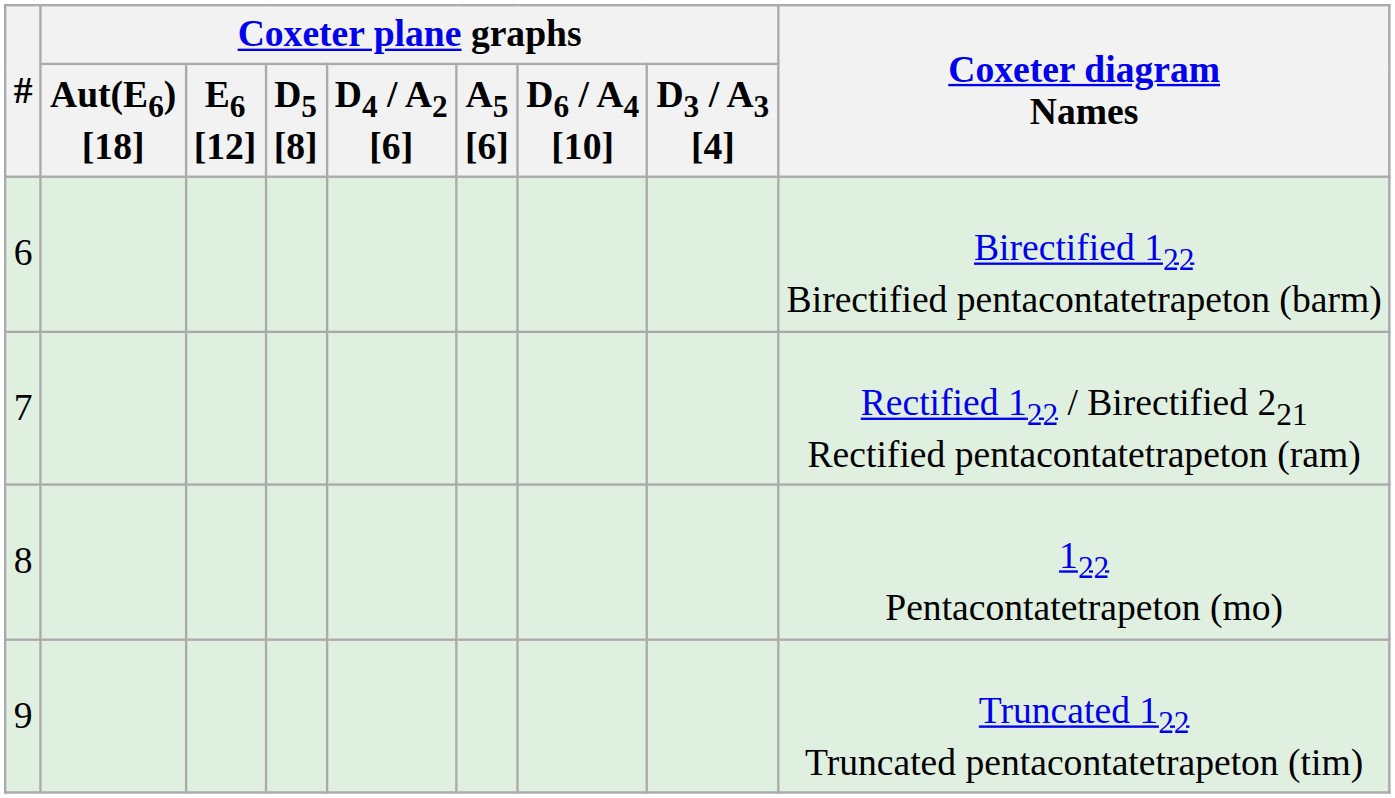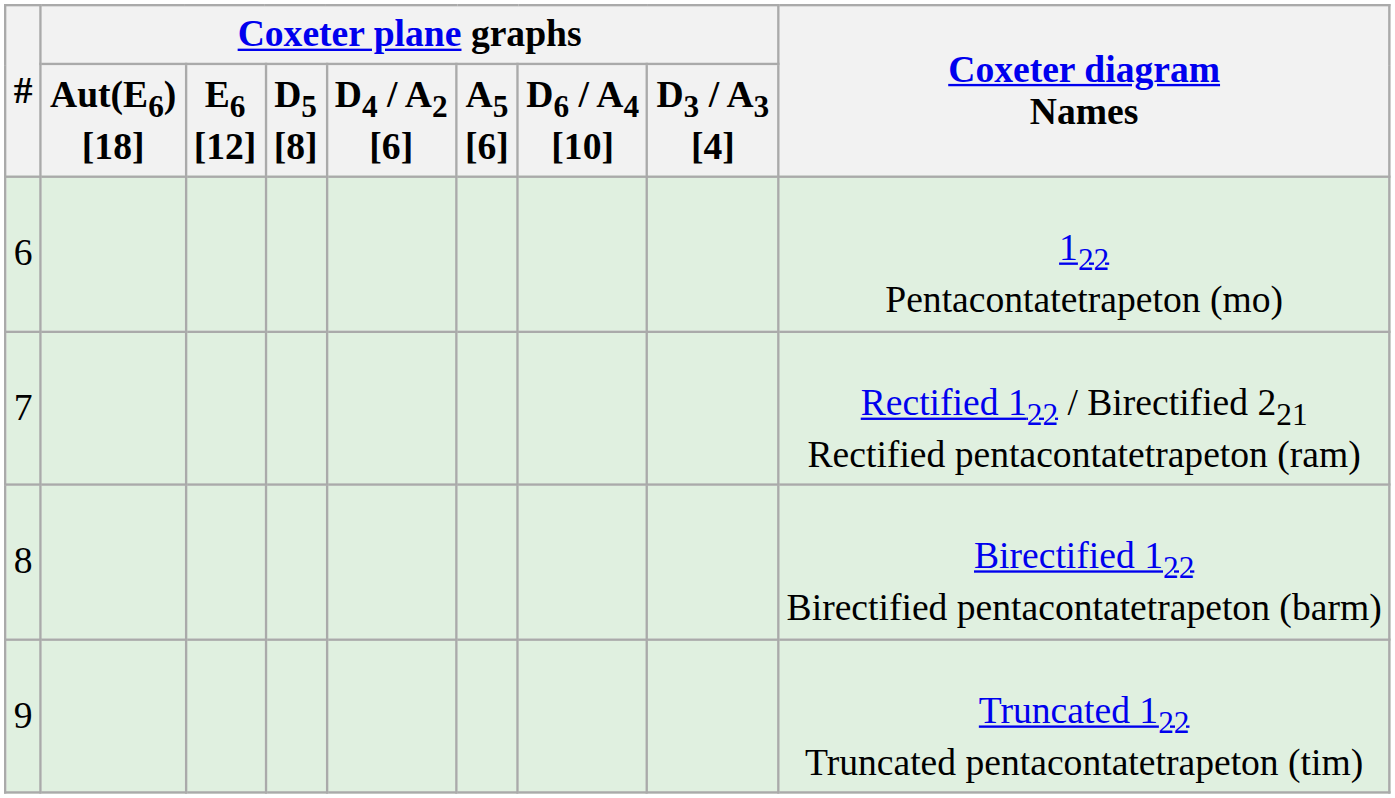(1084, 274) Birectified 122 Birectified pentacontatetrapeton (barm) -> (1084, 274) 122 Pentacontatetrapeton (mo)
(1084, 582) 122 Pentacontatetrapeton (mo) -> (1084, 582) Birectified 122 Birectified pentacontatetrapeton (barm)
